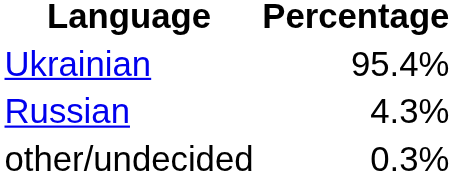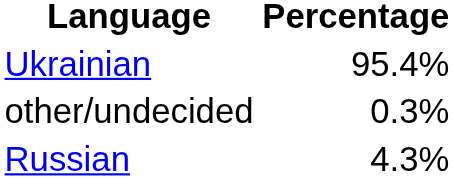rows swapped: (67, 111) <-> (129, 159)
